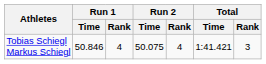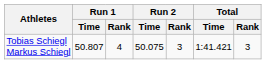(89, 47) 50.846 -> (89, 47) 50.807
(180, 47) 4 -> (180, 47) 3
